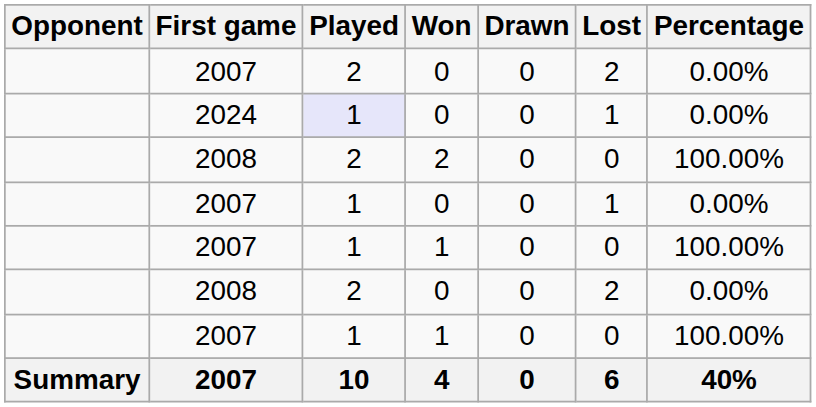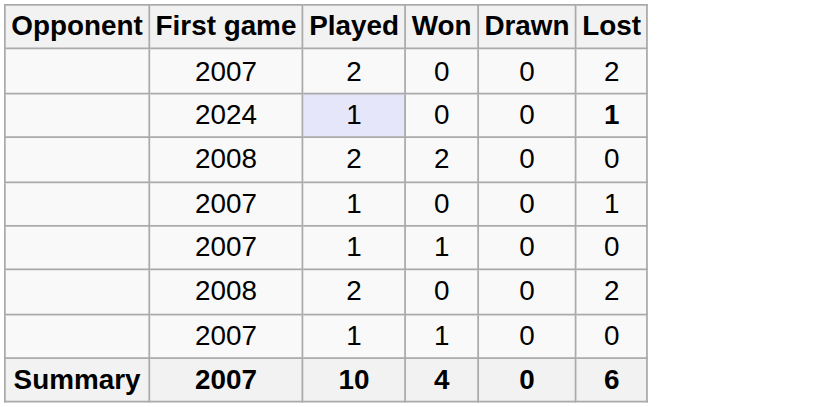- column: (729, 26)
(612, 114) normal -> (612, 114) bold
